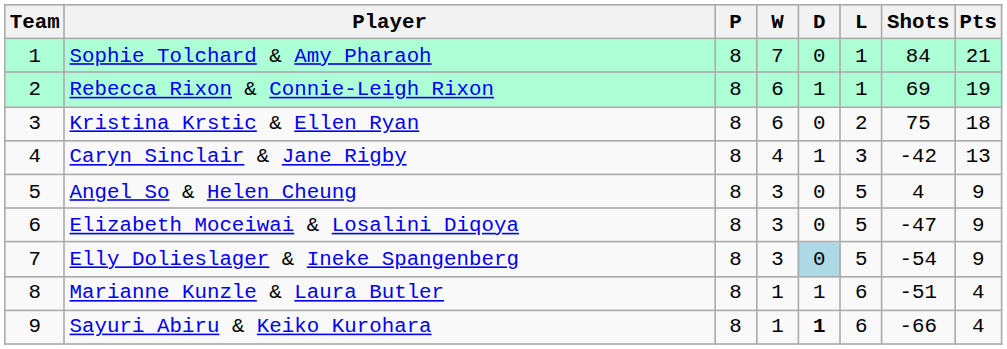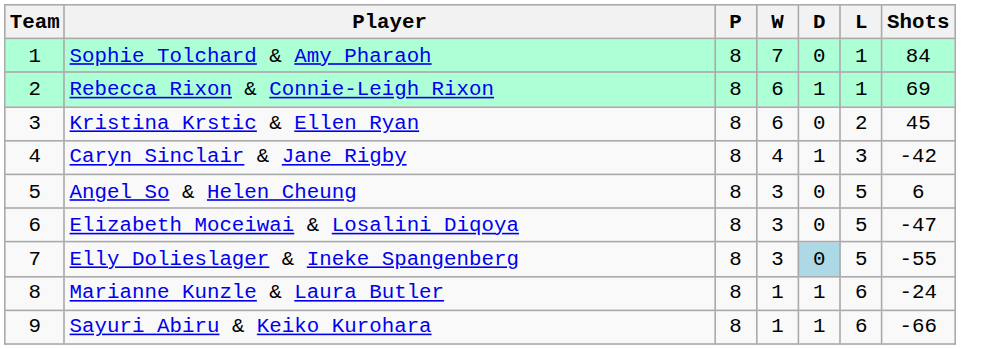- column: (978, 22)
(918, 123) 75 -> (918, 123) 45
(918, 191) 4 -> (918, 191) 6
(918, 259) -54 -> (918, 259) -55
(918, 293) -51 -> (918, 293) -24
(819, 327) bold -> (819, 327) normal
